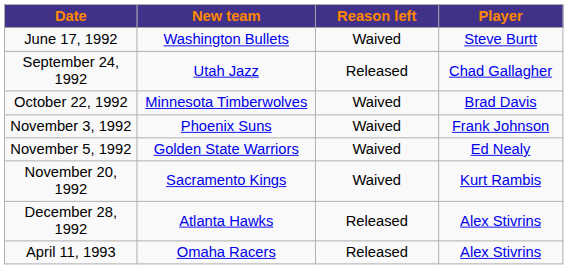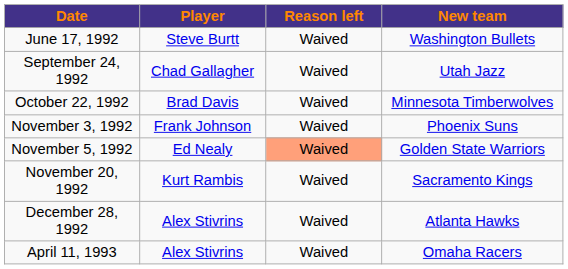columns swapped: (501, 16) <-> (226, 16)
(377, 71) Released -> (324, 71) Waived
(377, 149) no background -> (324, 149) lightsalmon background
(377, 220) Released -> (324, 220) Waived
(377, 252) Released -> (324, 252) Waived
